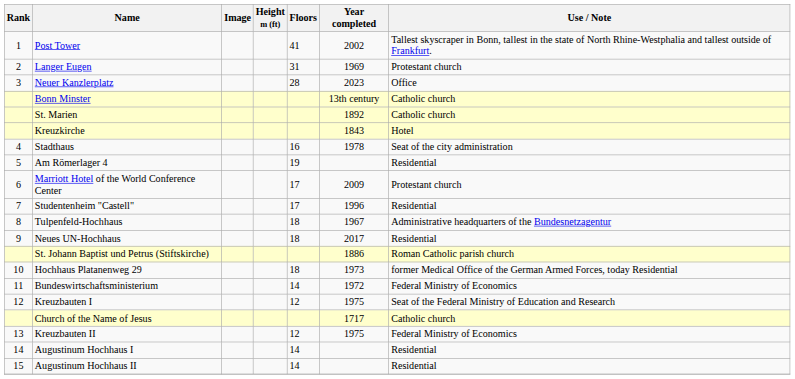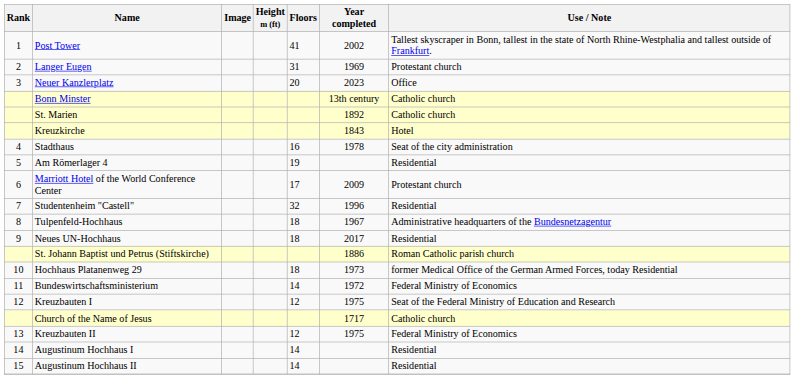(295, 83) 28 -> (295, 83) 20
(295, 206) 17 -> (295, 206) 32
